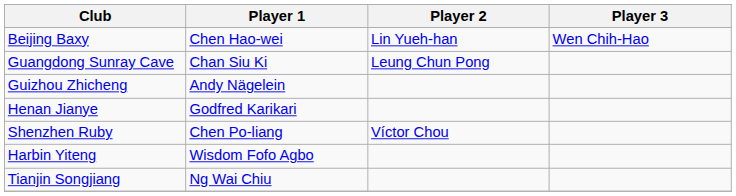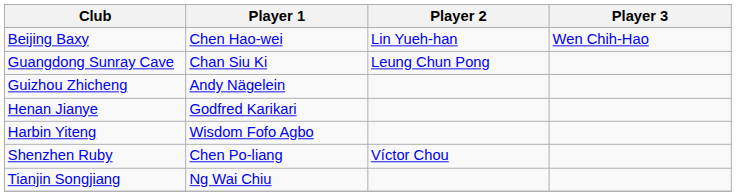rows swapped: (52, 156) <-> (60, 132)
